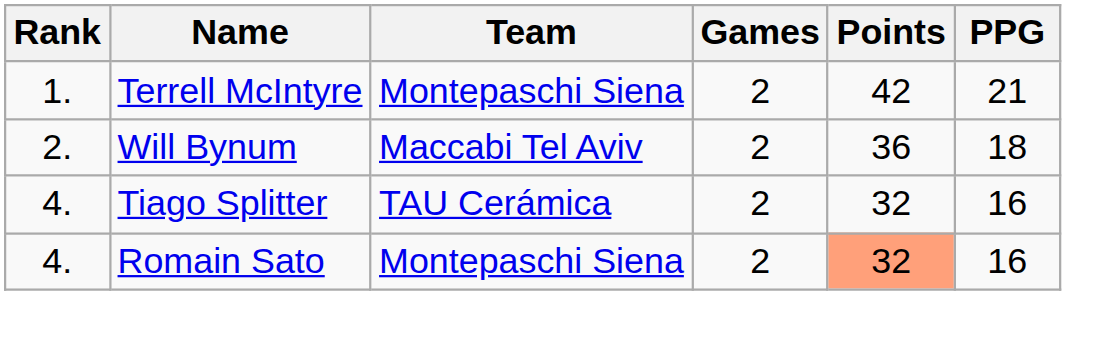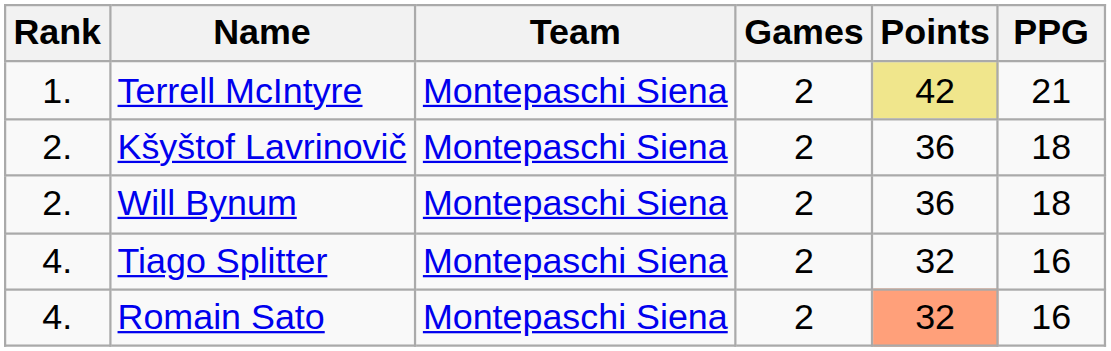(891, 89) no background -> (935, 89) khaki background
+ row: (262, 146)
(511, 146) Maccabi Tel Aviv -> (575, 203) Montepaschi Siena
(495, 203) TAU Cerámica -> (575, 260) Montepaschi Siena
